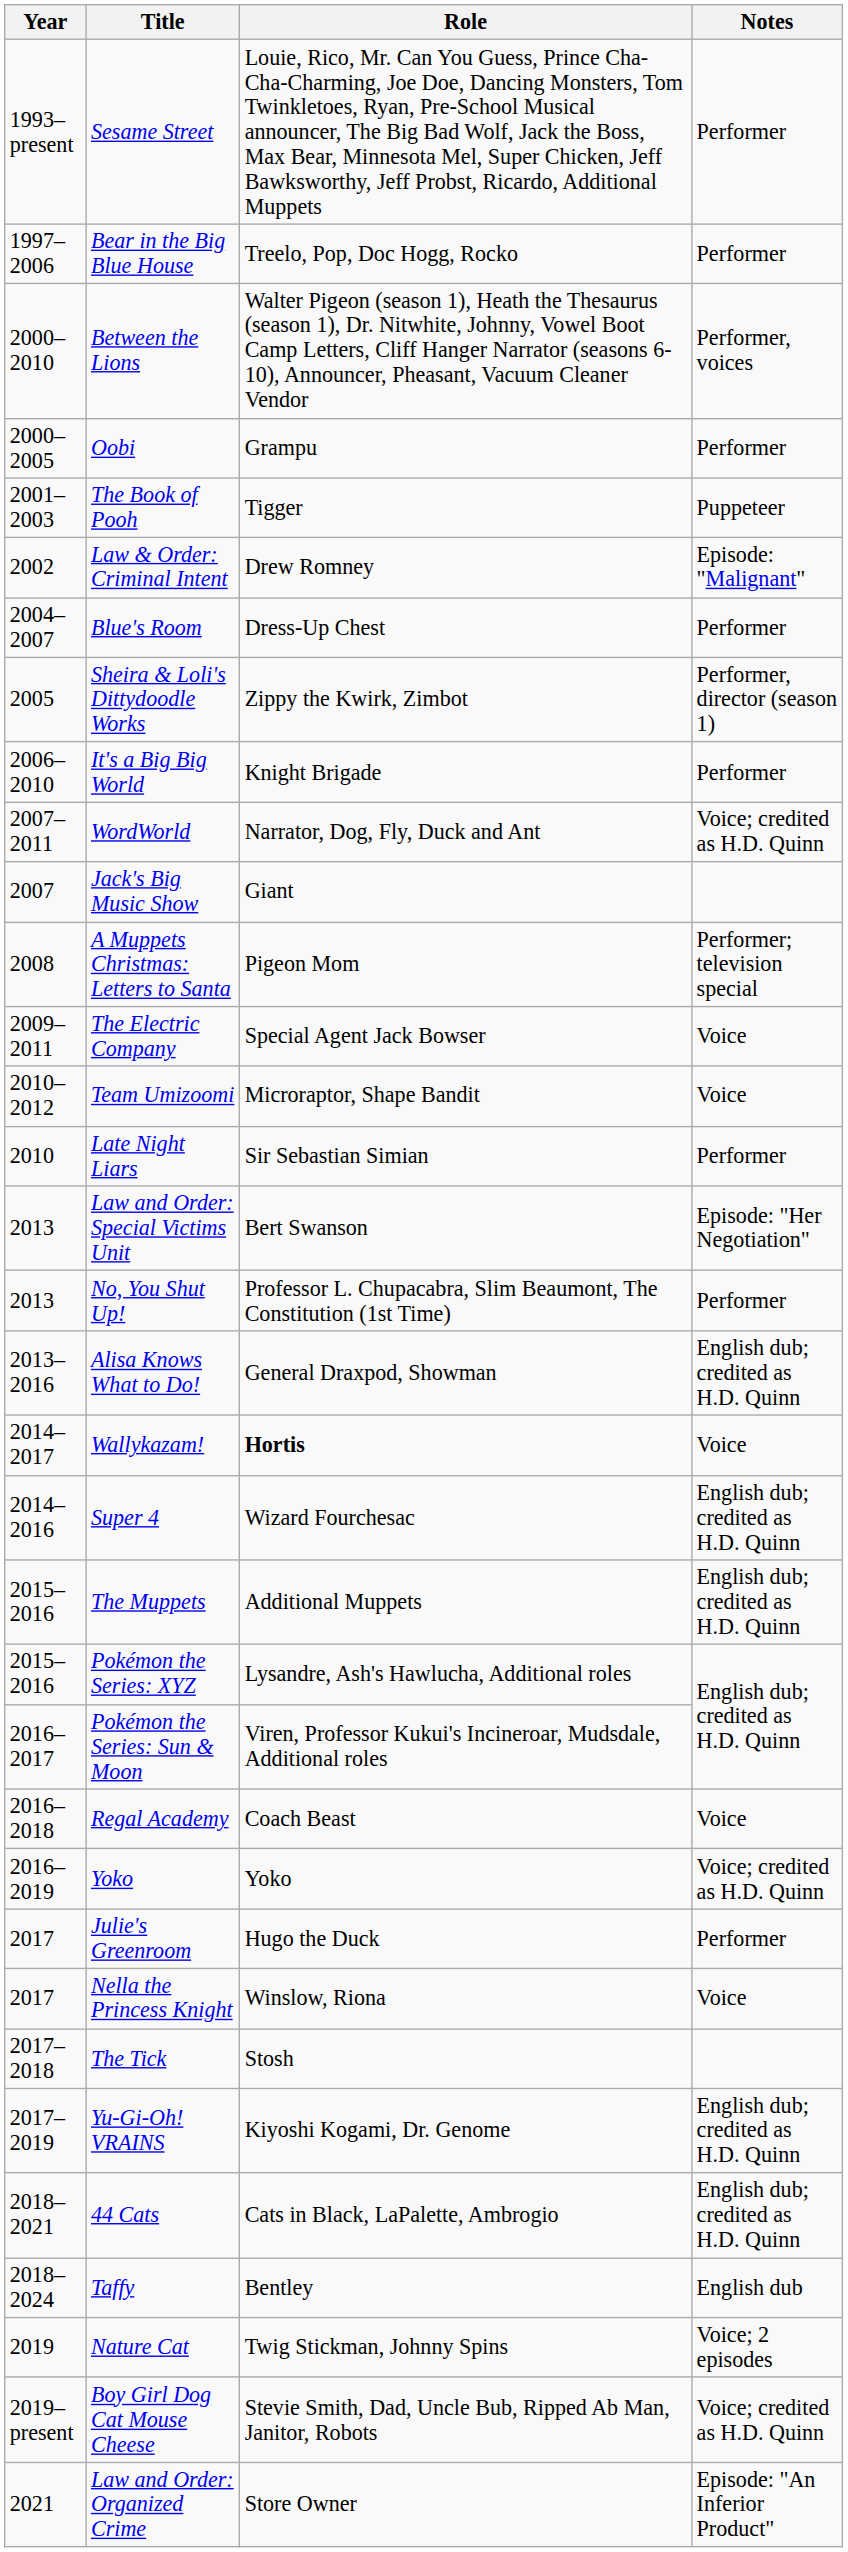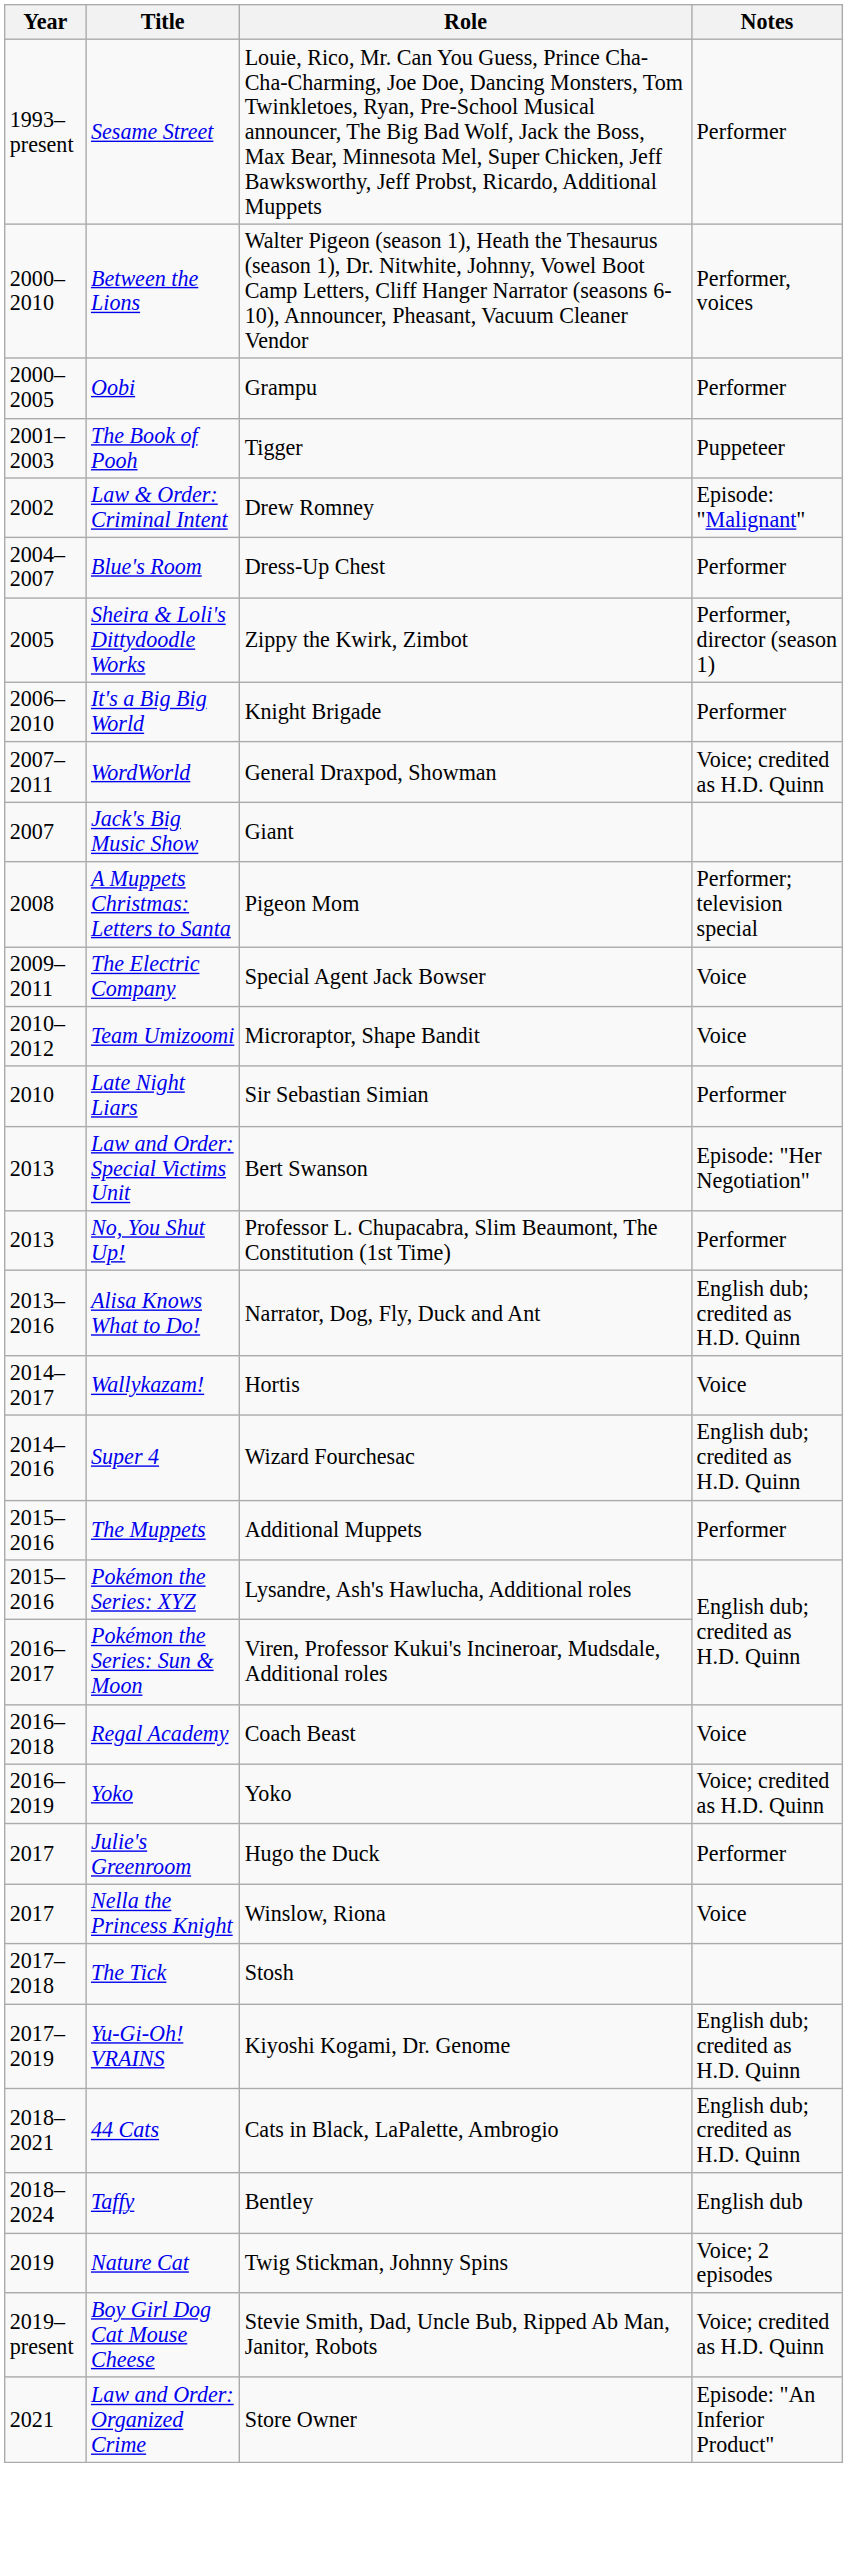- row: (158, 253)
(392, 831) Narrator, Dog, Fly, Duck and Ant -> (371, 771) General Draxpod, Showman
(371, 1372) General Draxpod, Showman -> (392, 1312) Narrator, Dog, Fly, Duck and Ant
(275, 1444) bold -> (272, 1385) normal
(753, 1601) English dub; credited as H.D. Quinn -> (741, 1529) Performer
